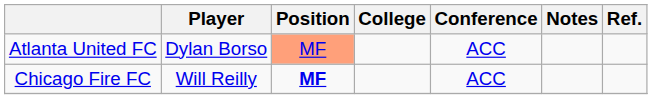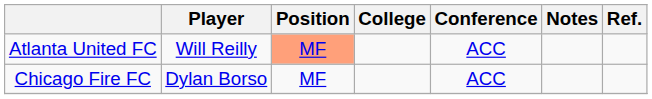(216, 49) Dylan Borso -> (216, 49) Will Reilly
(216, 78) Will Reilly -> (216, 78) Dylan Borso
(313, 78) bold -> (313, 78) normal
